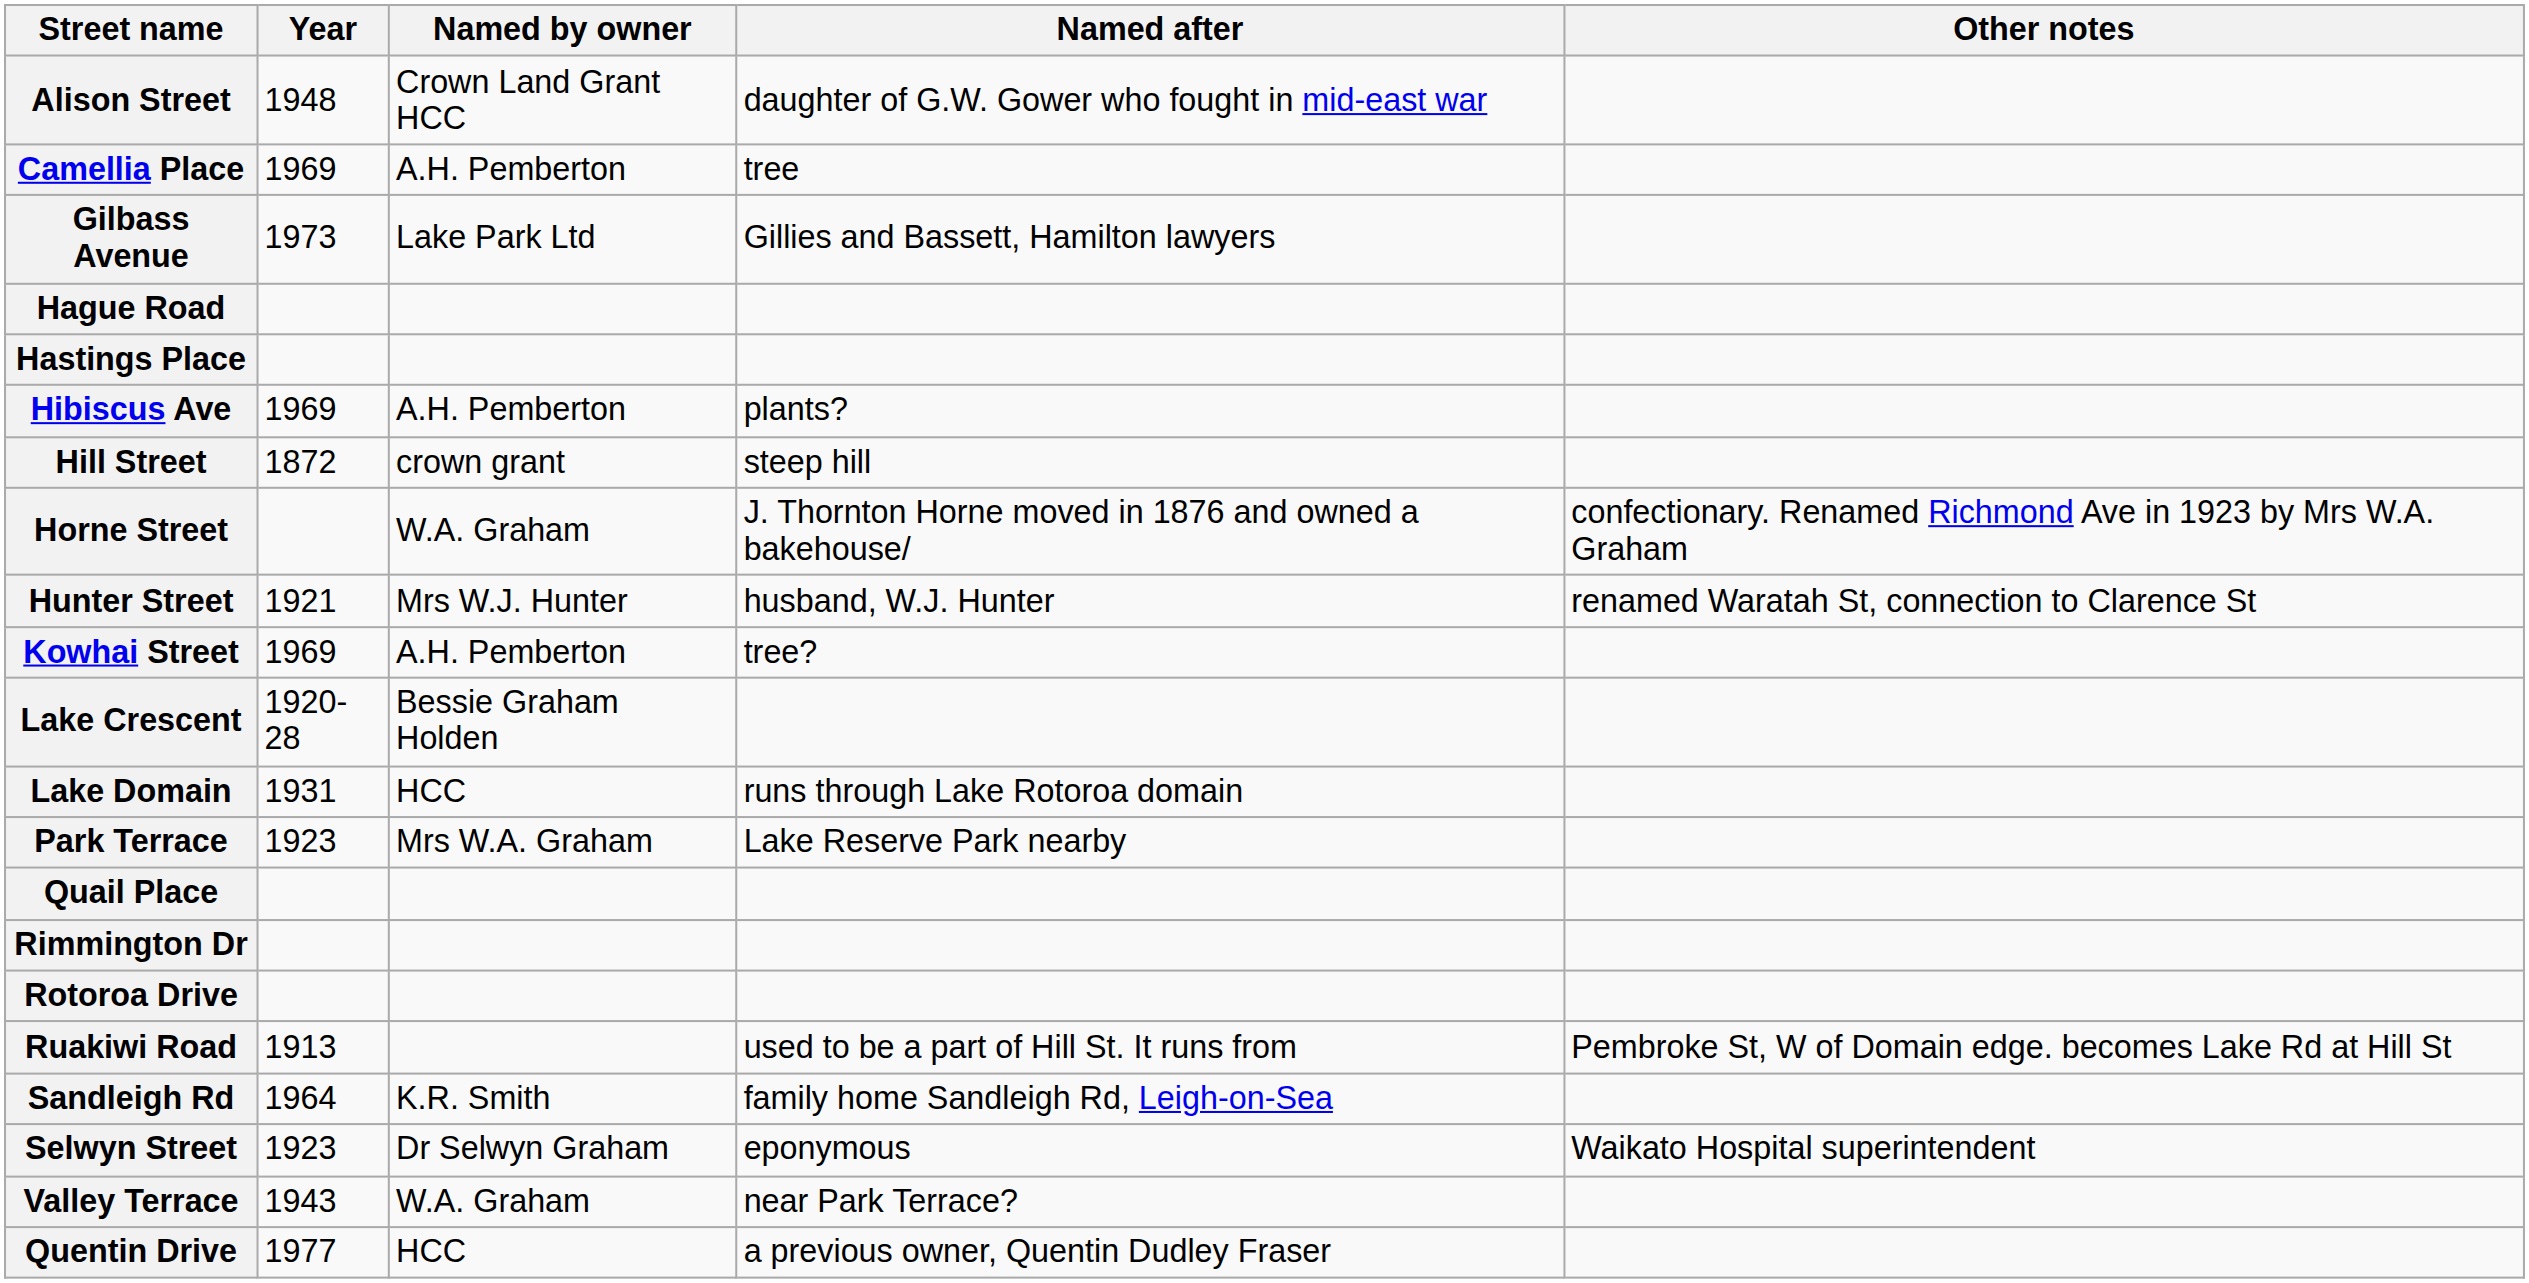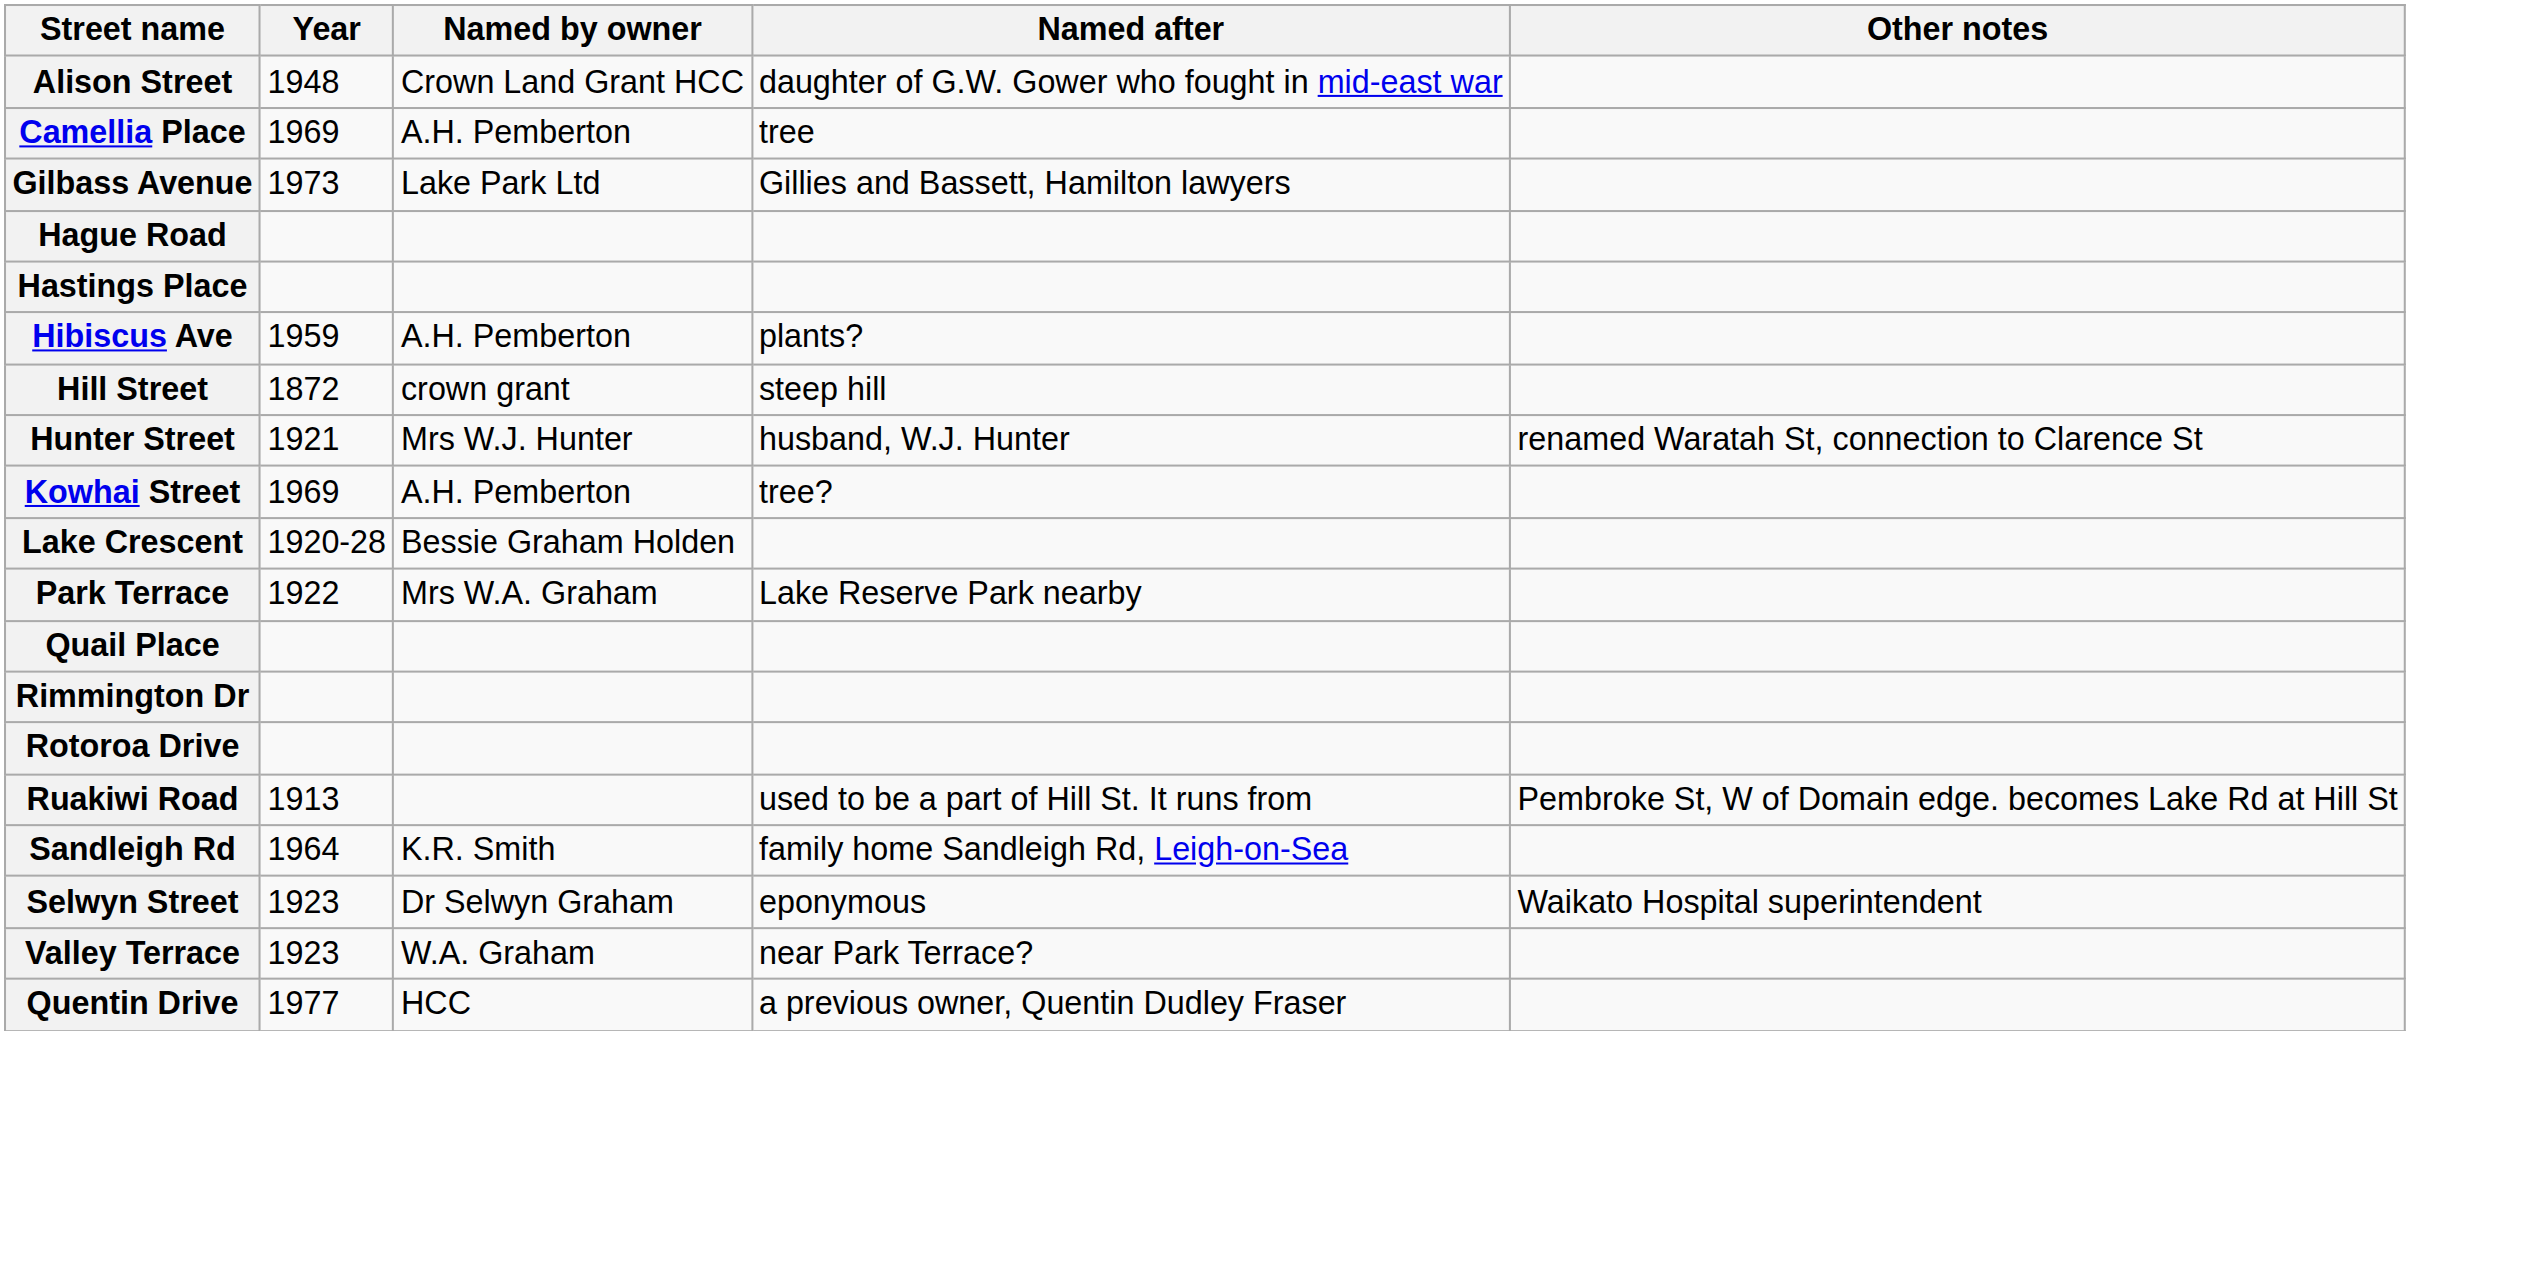(300, 410) 1969 -> (303, 337) 1959
- row: (131, 531)
- row: (131, 790)
(300, 841) 1923 -> (303, 593) 1922
(300, 1200) 1943 -> (303, 952) 1923
